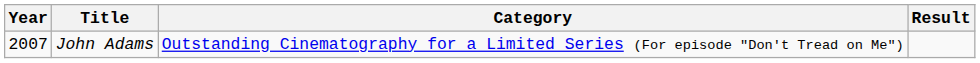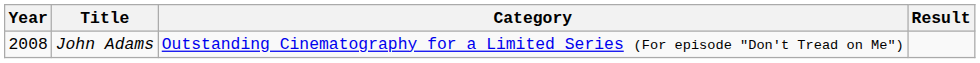(28, 45) 2007 -> (28, 45) 2008
